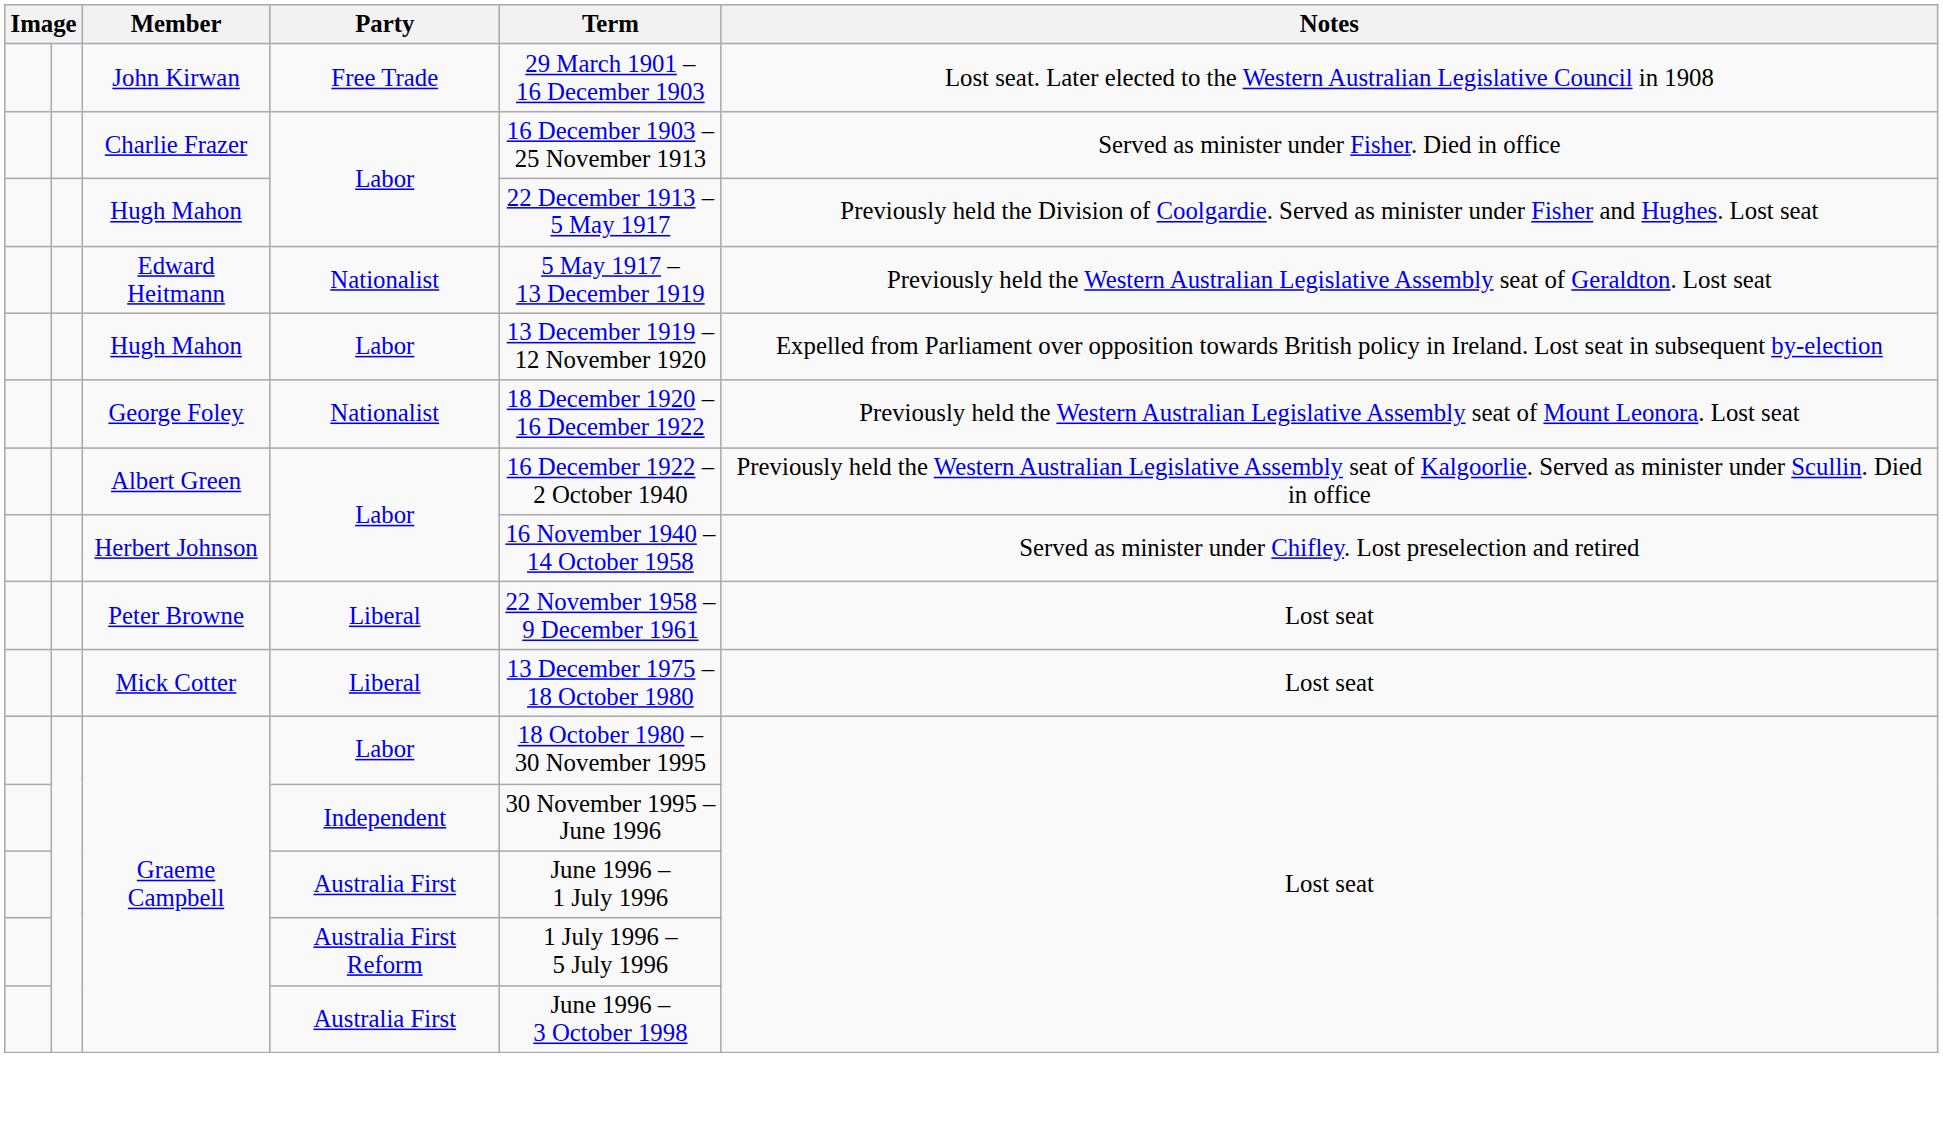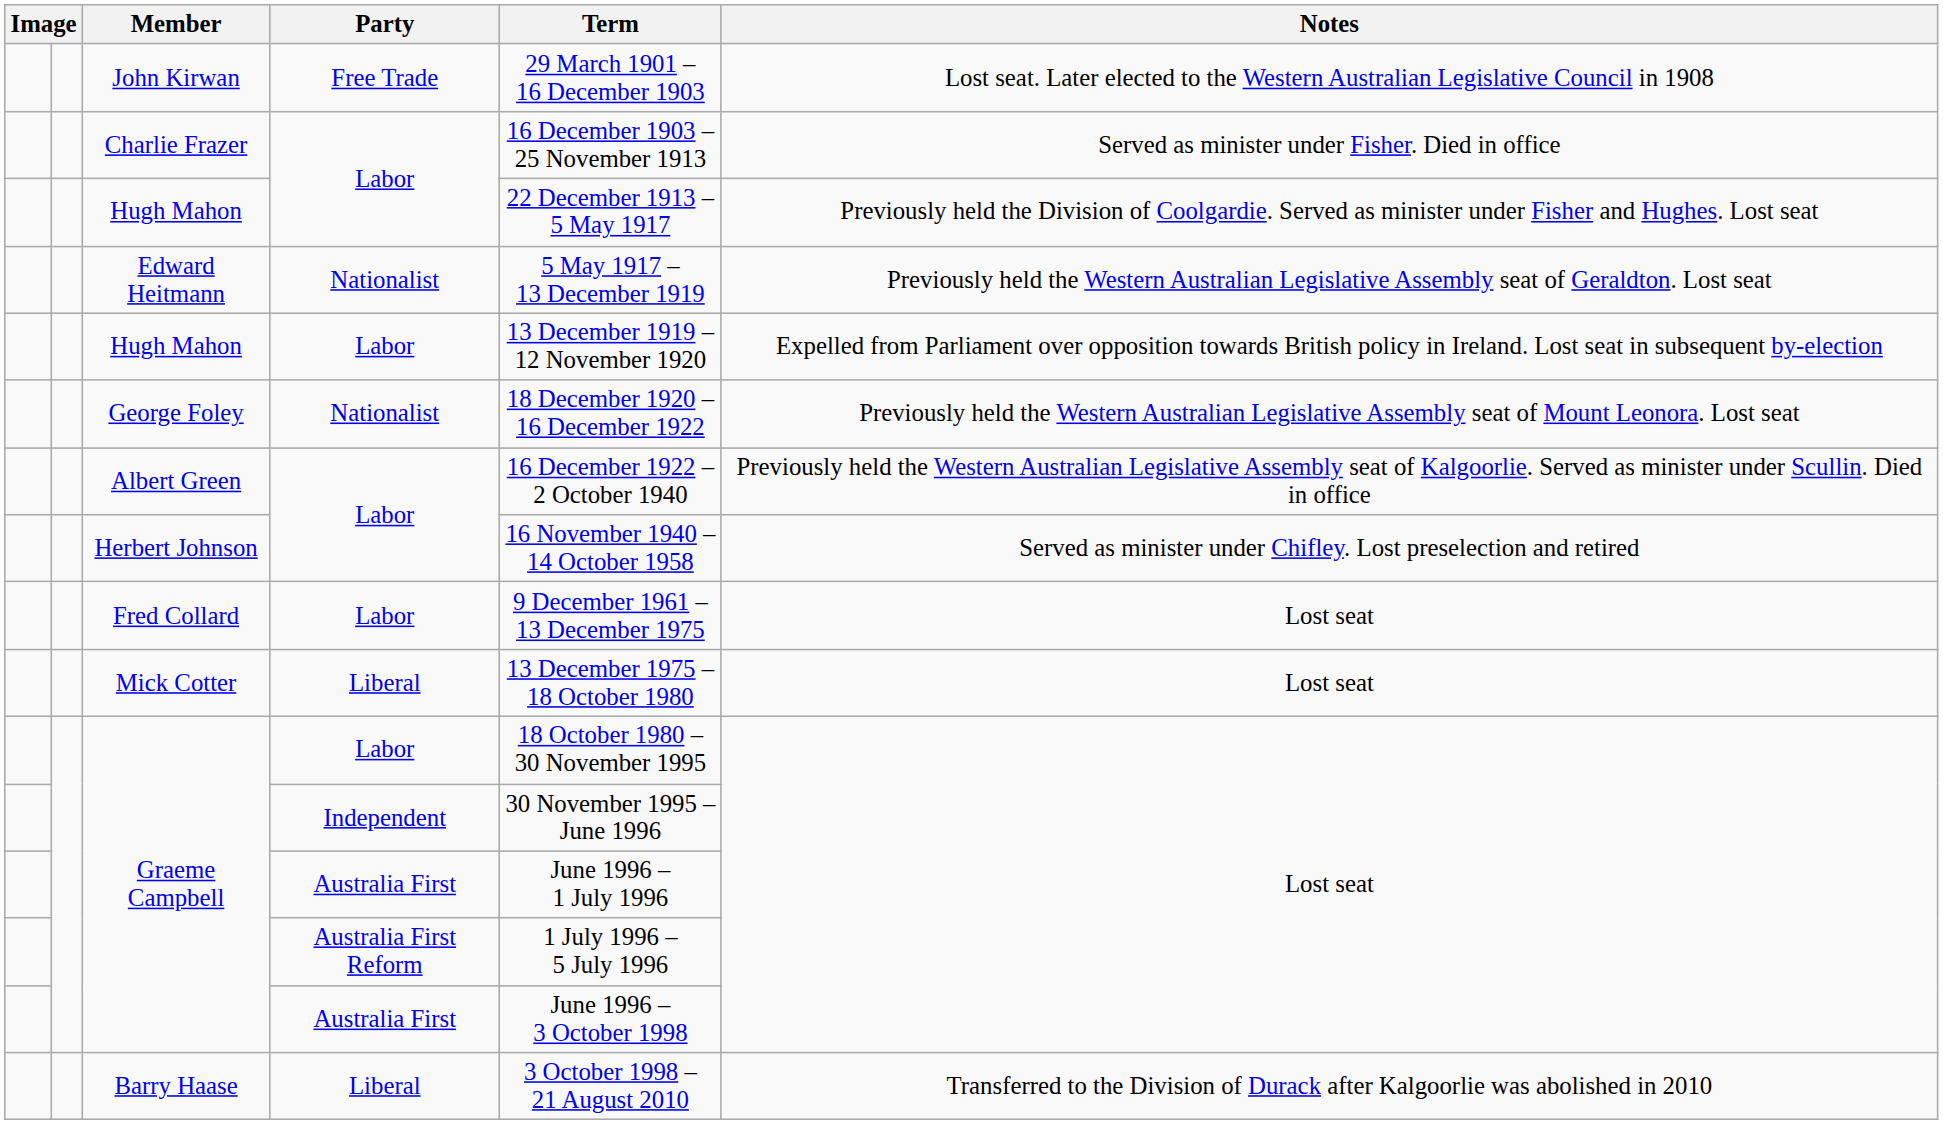- row: (176, 615)
+ row: (176, 615)
+ row: (176, 1085)
